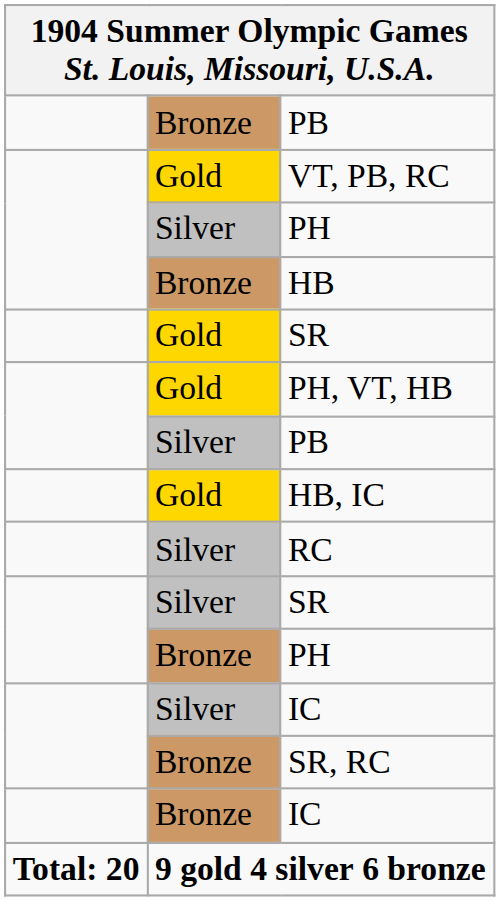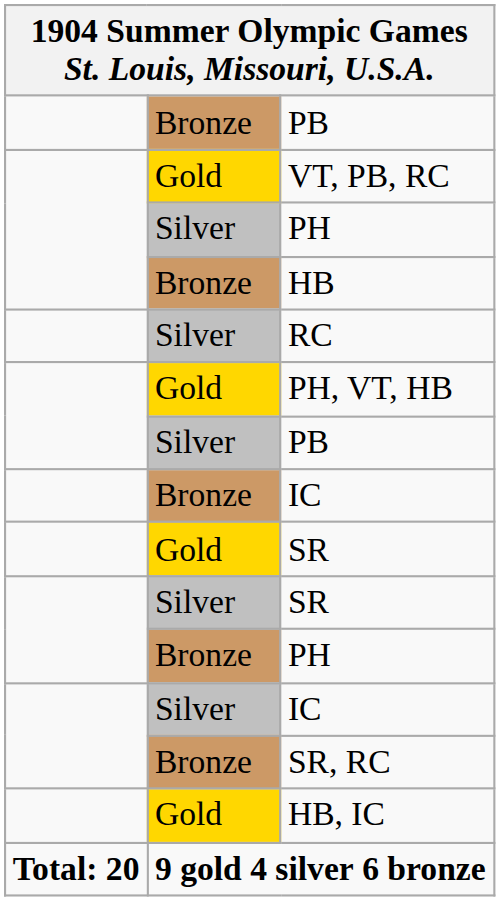rows swapped: (189, 335) <-> (195, 548)
rows swapped: (189, 495) <-> (203, 814)
